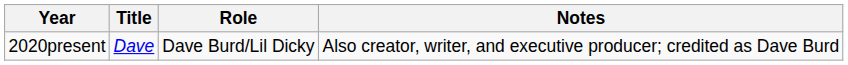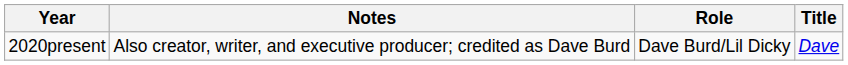columns swapped: (134, 18) <-> (581, 18)
